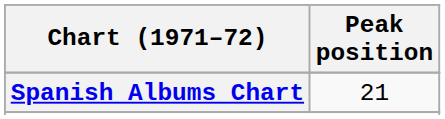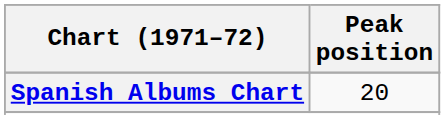(374, 93) 21 -> (374, 93) 20
